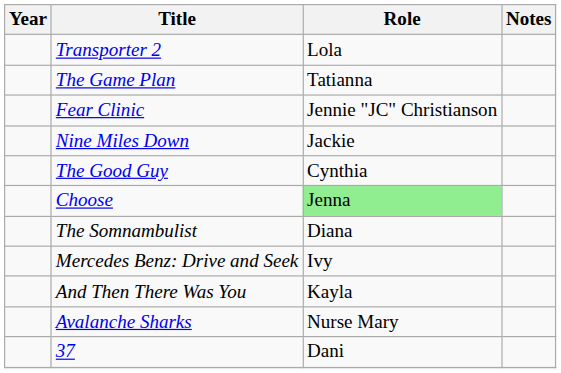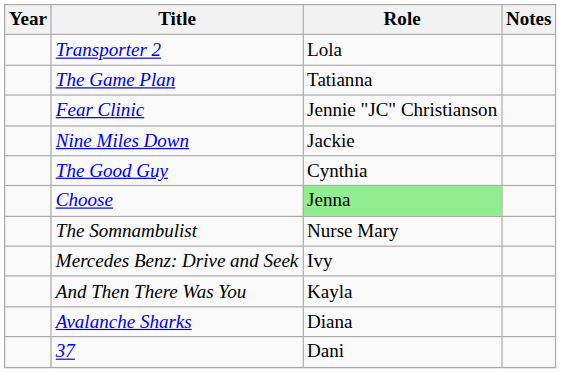(330, 230) Diana -> (353, 230) Nurse Mary
(353, 321) Nurse Mary -> (330, 321) Diana
